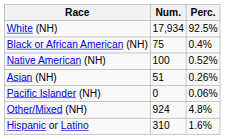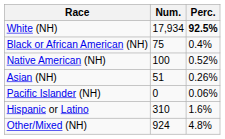(203, 28) normal -> (203, 28) bold
rows swapped: (47, 110) <-> (48, 126)
